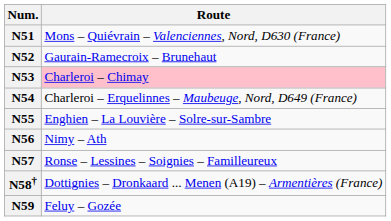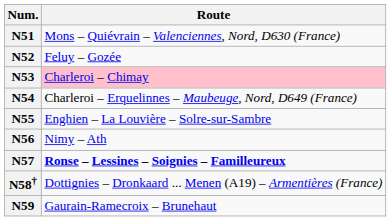(130, 56) Gaurain-Ramecroix – Brunehaut -> (83, 56) Feluy – Gozée
(161, 160) normal -> (165, 160) bold
(83, 205) Feluy – Gozée -> (130, 205) Gaurain-Ramecroix – Brunehaut
